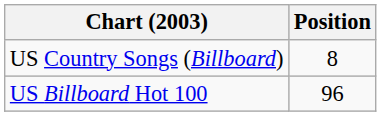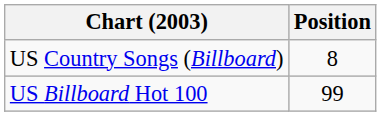(332, 93) 96 -> (332, 93) 99
